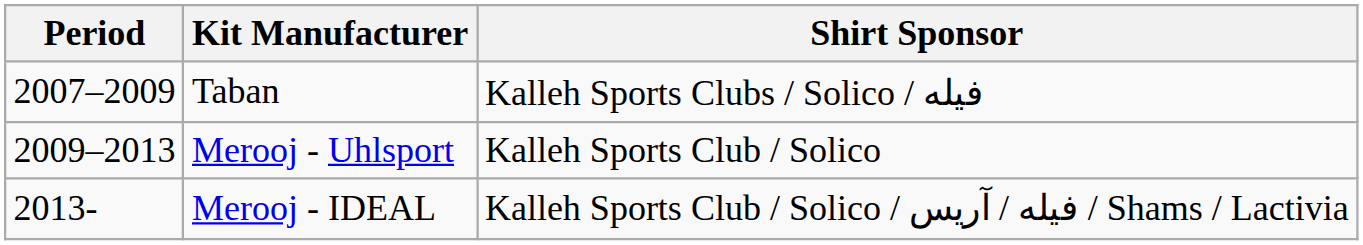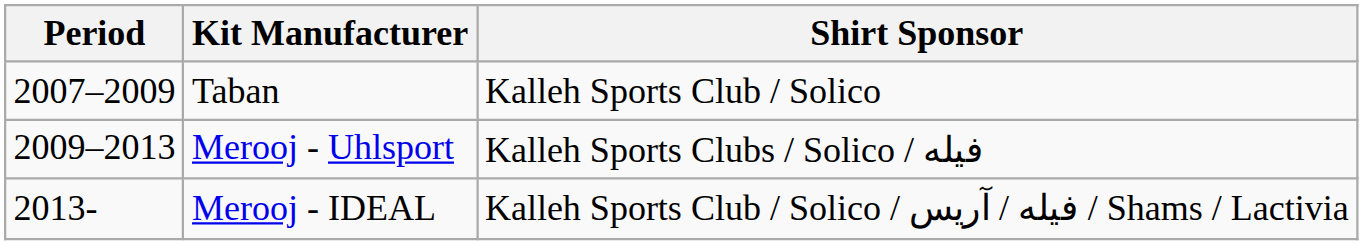(734, 92) Kalleh Sports Clubs / Solico / فیله -> (683, 90) Kalleh Sports Club / Solico
(683, 149) Kalleh Sports Club / Solico -> (734, 149) Kalleh Sports Clubs / Solico / فیله
